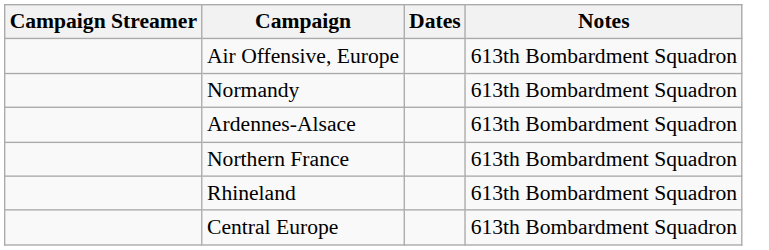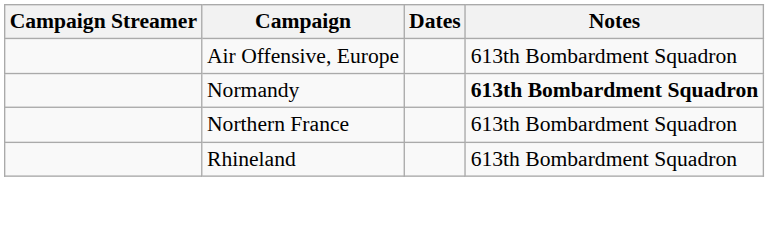(604, 90) normal -> (614, 90) bold
- row: (281, 124)
- row: (273, 227)
